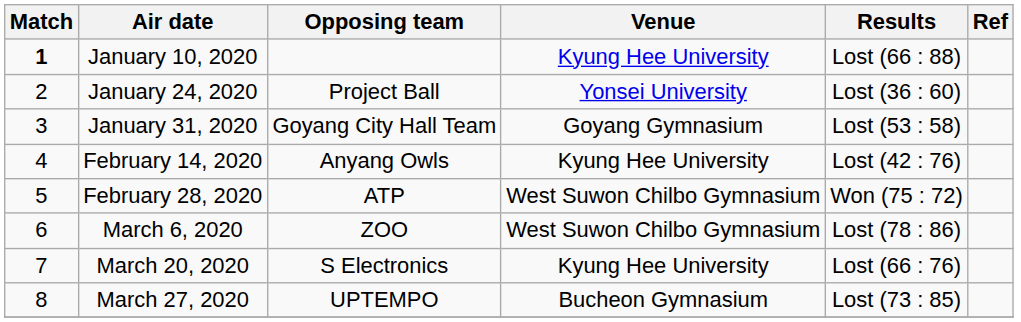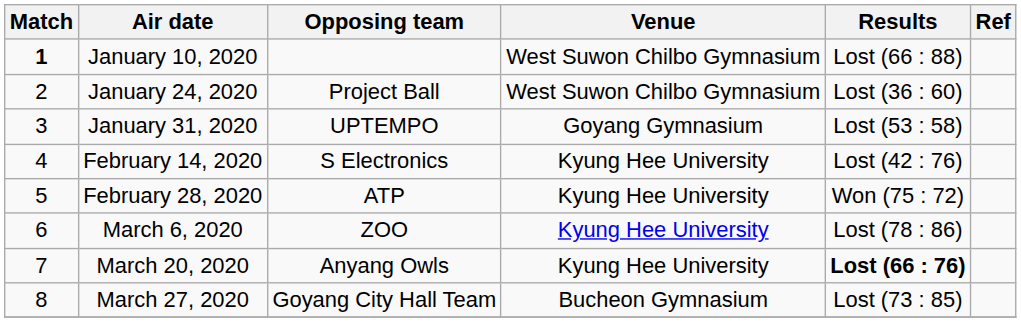(663, 56) Kyung Hee University -> (663, 56) West Suwon Chilbo Gymnasium
(663, 91) Yonsei University -> (663, 91) West Suwon Chilbo Gymnasium
(384, 126) Goyang City Hall Team -> (384, 126) UPTEMPO
(384, 160) Anyang Owls -> (384, 160) S Electronics
(663, 195) West Suwon Chilbo Gymnasium -> (663, 195) Kyung Hee University
(663, 230) West Suwon Chilbo Gymnasium -> (663, 230) Kyung Hee University
(384, 265) S Electronics -> (384, 265) Anyang Owls
(896, 265) normal -> (898, 265) bold
(384, 299) UPTEMPO -> (384, 299) Goyang City Hall Team
